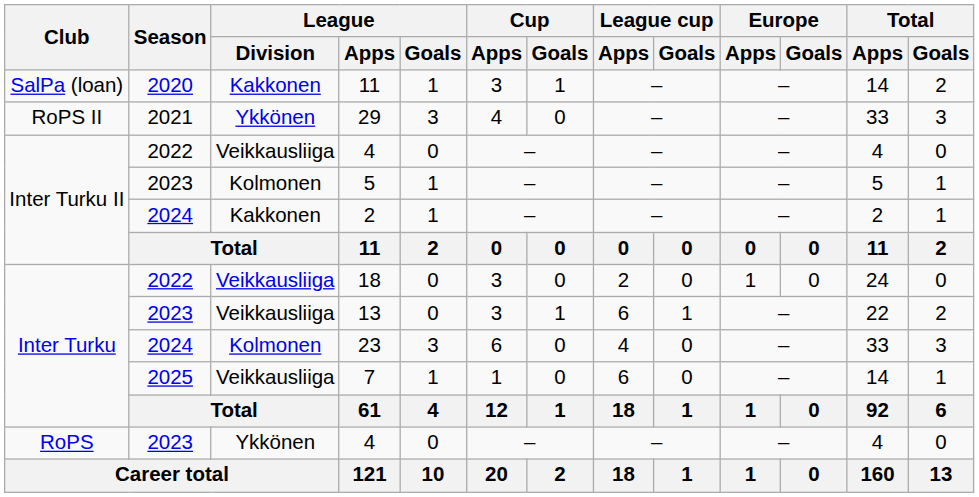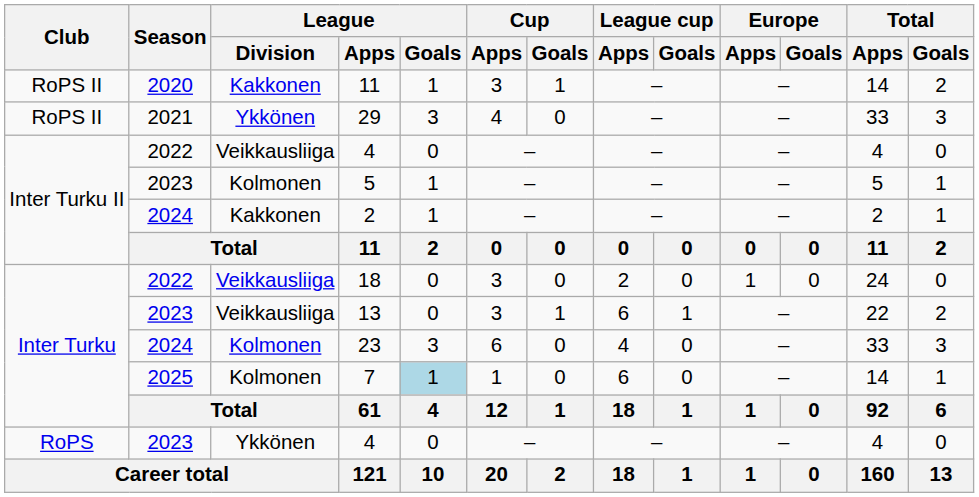(67, 85) SalPa (loan) -> (67, 85) RoPS II
(275, 378) Veikkausliiga -> (275, 378) Kolmonen
(433, 378) no background -> (433, 378) lightblue background
